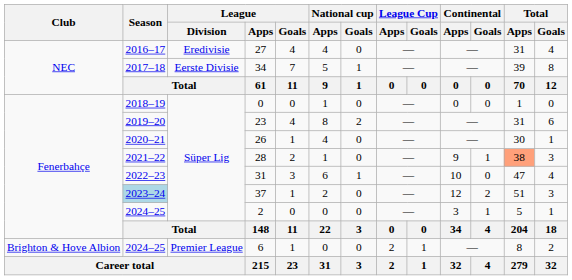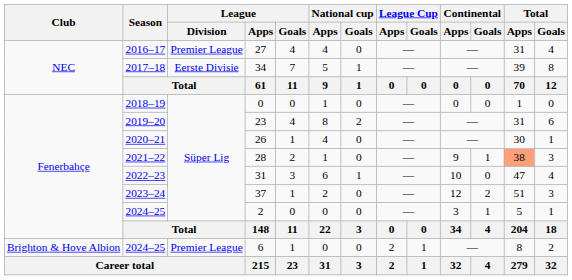(207, 49) Eredivisie -> (207, 49) Premier League
(145, 193) lightblue background -> (145, 193) no background
